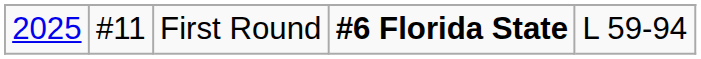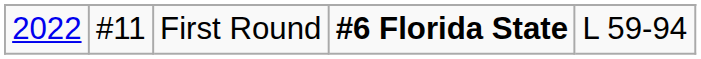(47, 29) 2025 -> (47, 29) 2022
